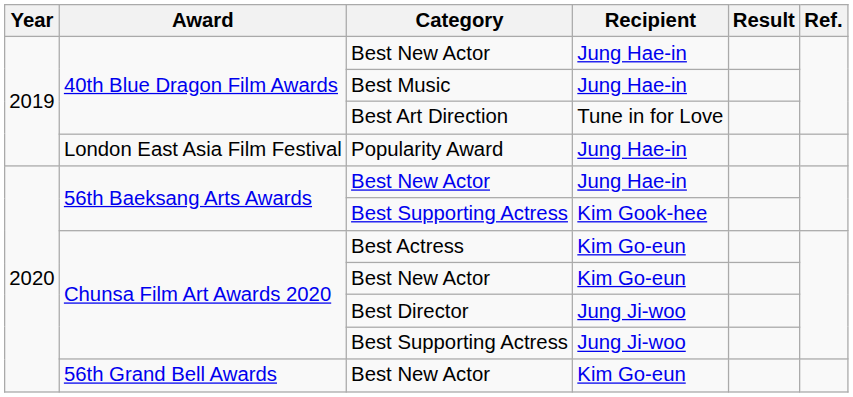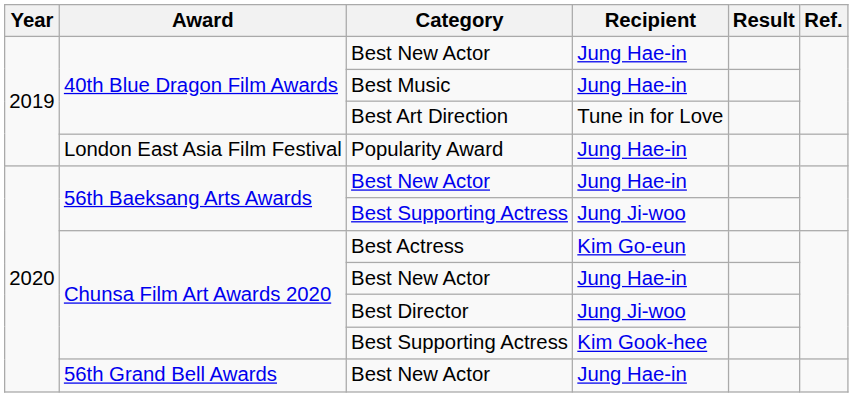(642, 213) Kim Gook-hee -> (632, 213) Jung Ji-woo
(632, 278) Kim Go-eun -> (632, 278) Jung Hae-in
(632, 342) Jung Ji-woo -> (642, 342) Kim Gook-hee
(632, 375) Kim Go-eun -> (632, 375) Jung Hae-in
